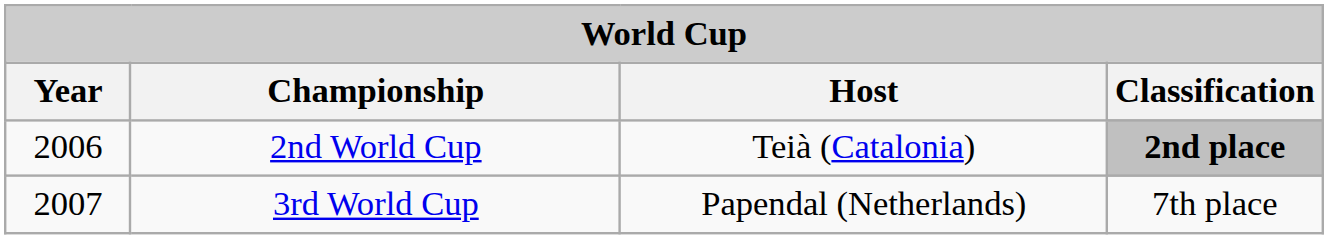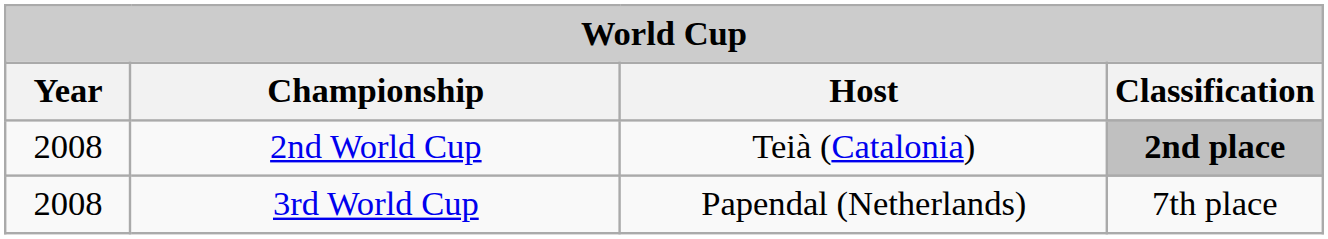(68, 147) 2006 -> (68, 147) 2008
(68, 204) 2007 -> (68, 204) 2008
